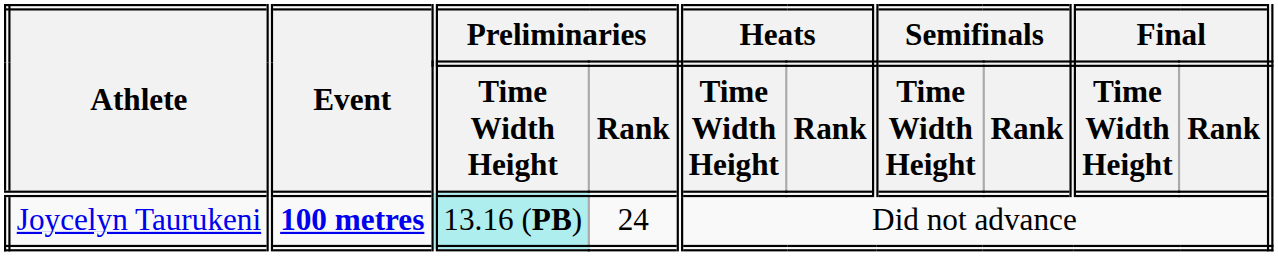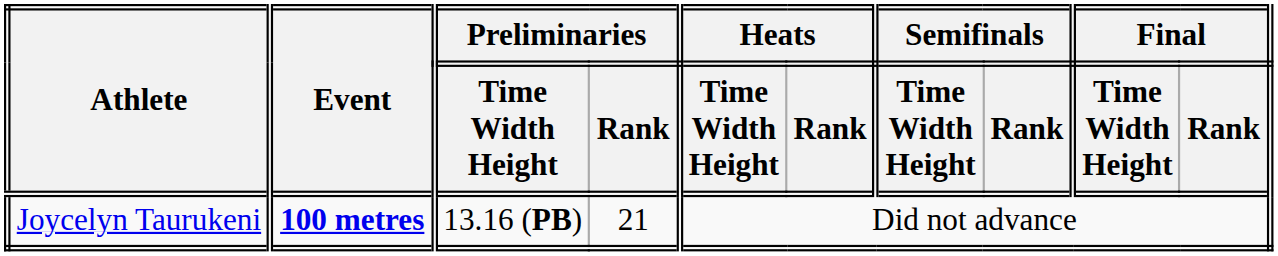(513, 220) paleturquoise background -> (513, 220) no background
(633, 220) 24 -> (633, 220) 21
